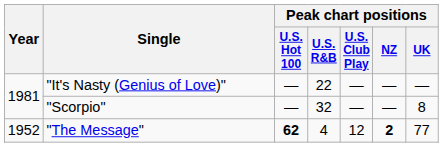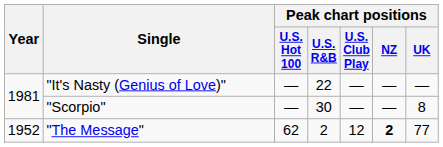(324, 107) 32 -> (324, 107) 30
(291, 130) bold -> (291, 130) normal
(324, 130) 4 -> (324, 130) 2
